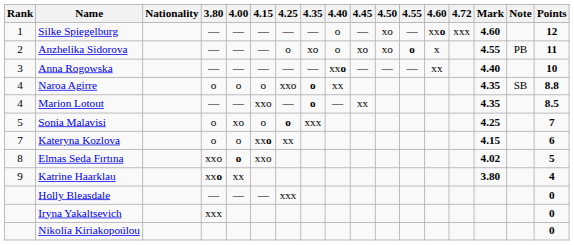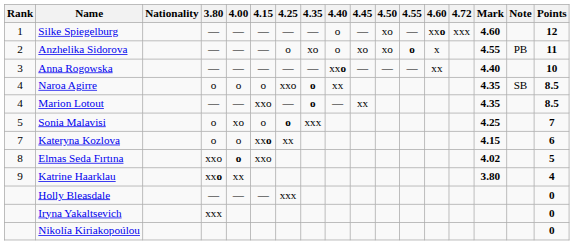(552, 85) 8.8 -> (552, 85) 8.5
